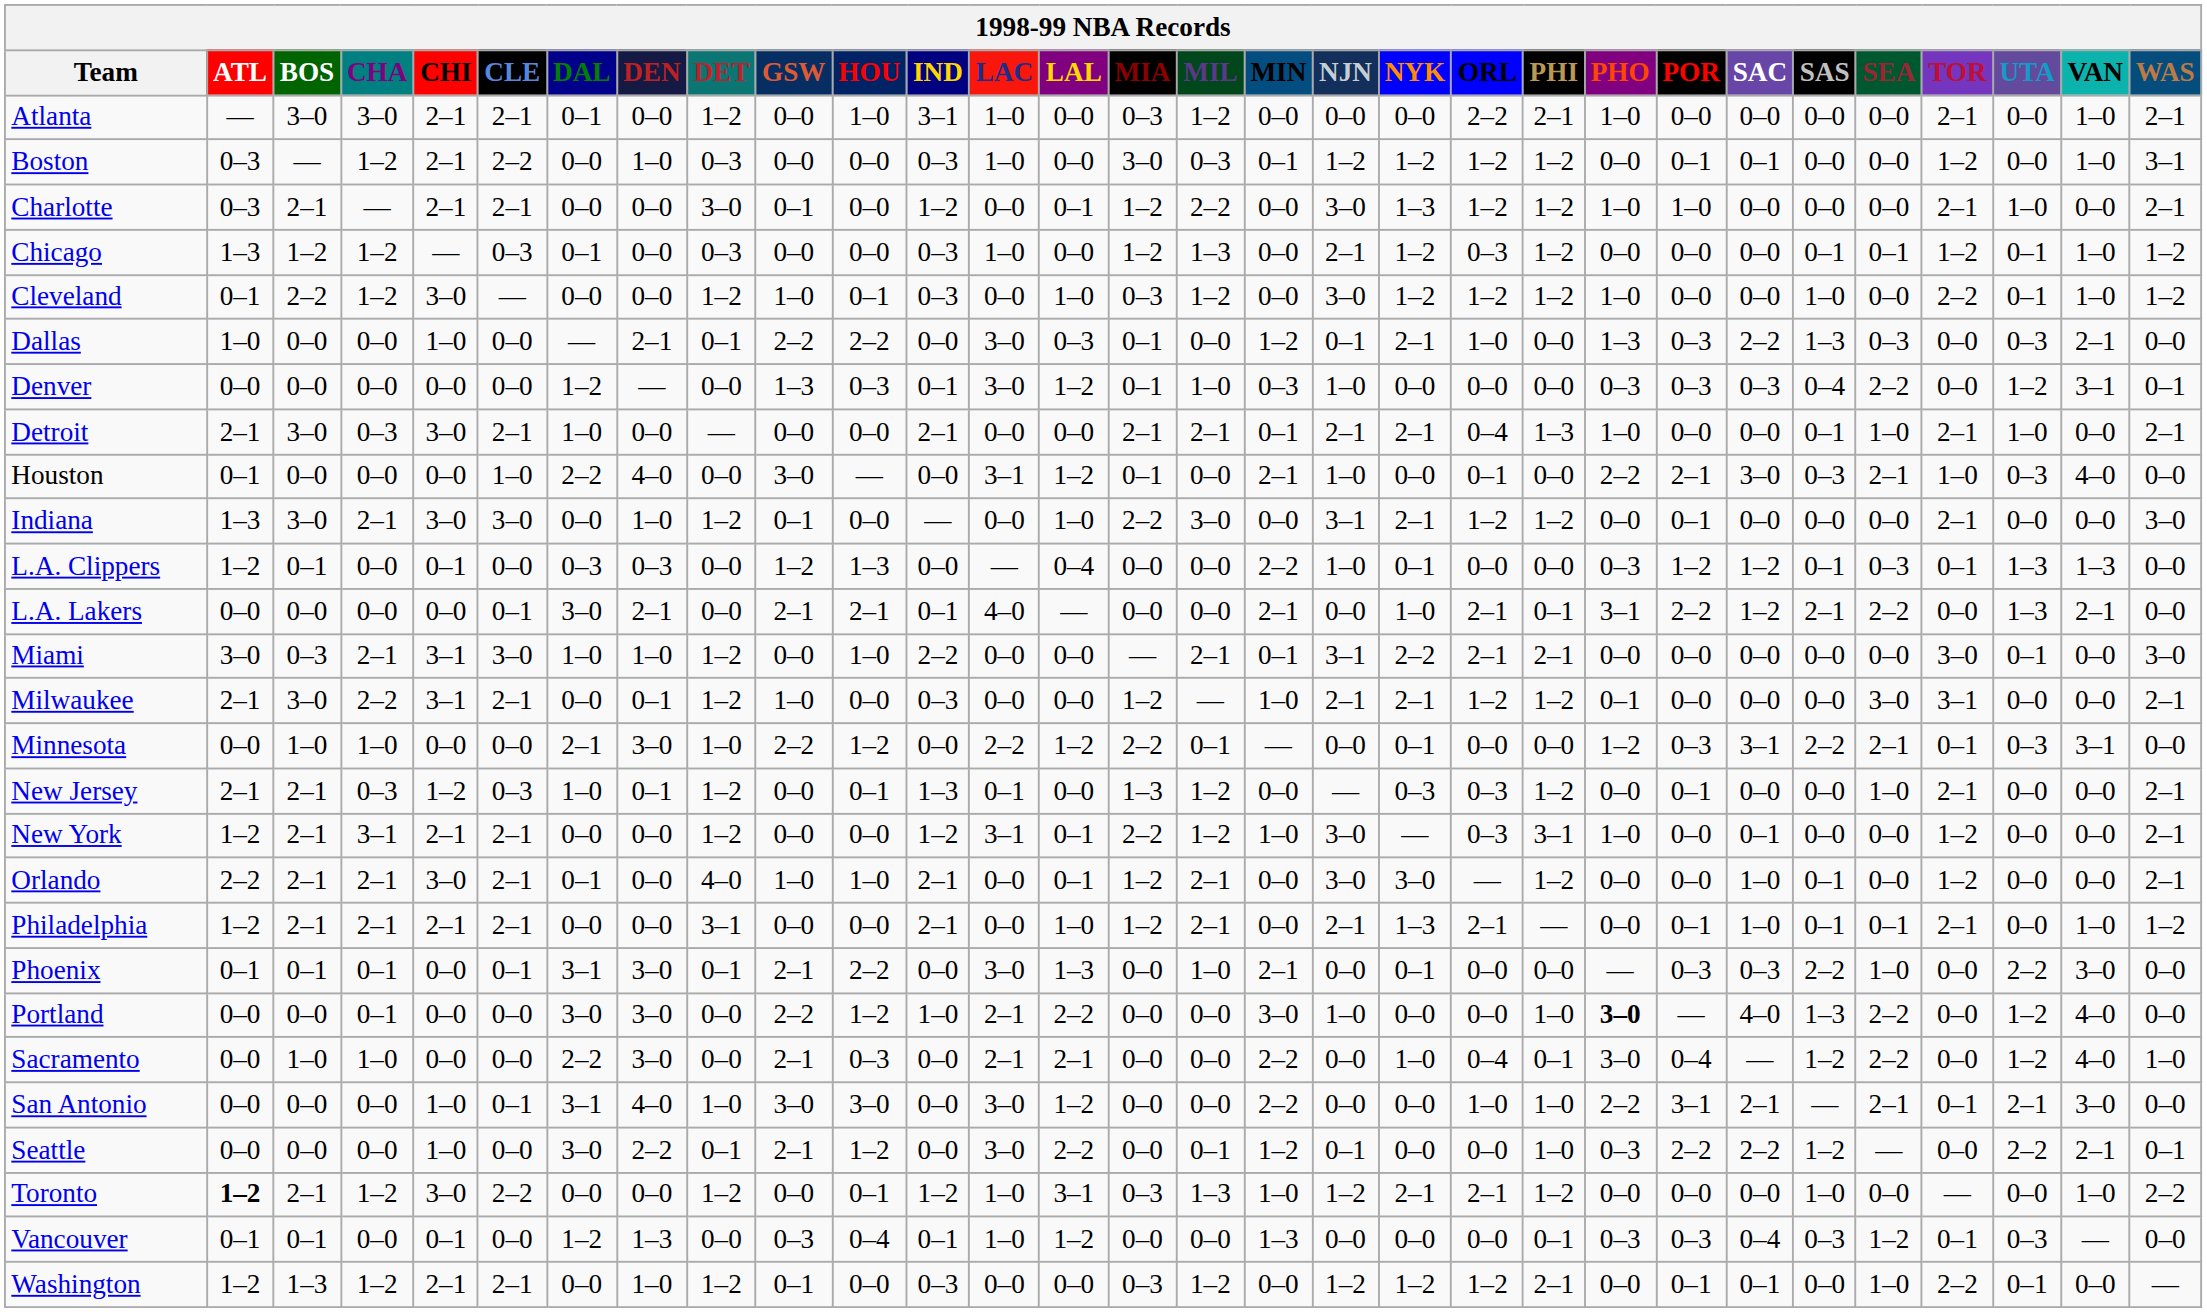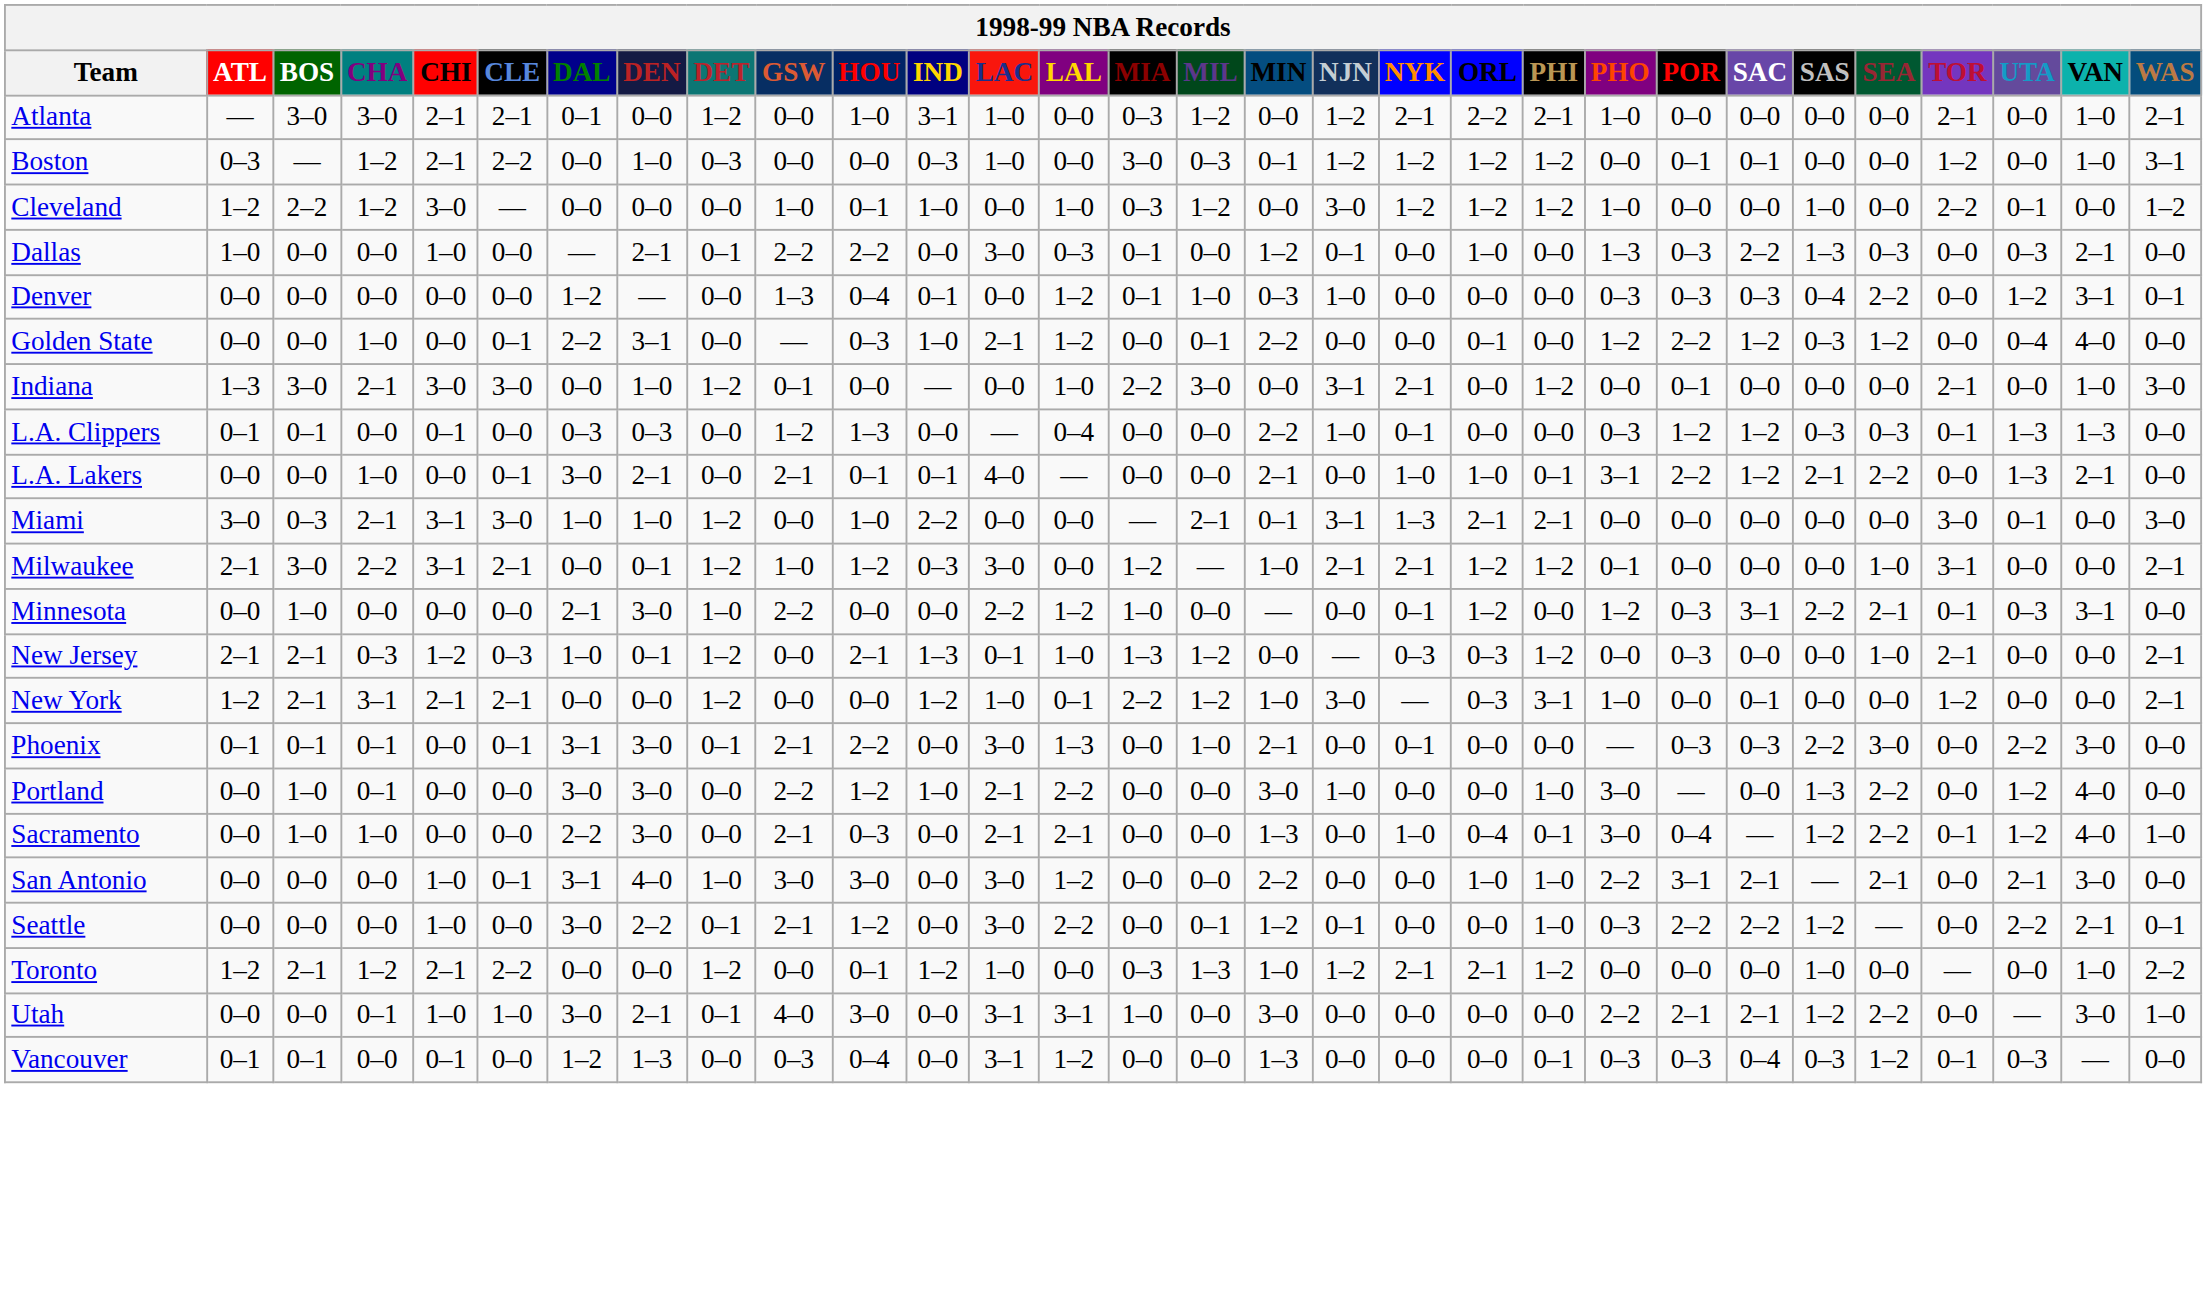(1345, 117) 0–0 -> (1345, 117) 1–2
(1415, 117) 0–0 -> (1415, 117) 2–1
- row: (62, 206)
- row: (57, 251)
(240, 296) 0–1 -> (240, 206) 1–2
(721, 296) 1–2 -> (721, 206) 0–0
(938, 296) 0–3 -> (938, 206) 1–0
(2095, 296) 1–0 -> (2095, 206) 0–0
(1415, 341) 2–1 -> (1415, 251) 0–0
(869, 386) 0–3 -> (869, 296) 0–4
(1004, 386) 3–0 -> (1004, 296) 0–0
- row: (50, 431)
+ row: (82, 341)
- row: (57, 476)
(1487, 521) 1–2 -> (1487, 386) 0–0
(2095, 521) 0–0 -> (2095, 386) 1–0
(240, 565) 1–2 -> (240, 431) 0–1
(1825, 565) 0–1 -> (1825, 431) 0–3
(377, 610) 0–0 -> (377, 476) 1–0
(869, 610) 2–1 -> (869, 476) 0–1
(1487, 610) 2–1 -> (1487, 476) 1–0
(1415, 655) 2–2 -> (1415, 521) 1–3
(869, 700) 0–0 -> (869, 565) 1–2
(1004, 700) 0–0 -> (1004, 565) 3–0
(1889, 700) 3–0 -> (1889, 565) 1–0
(377, 745) 1–0 -> (377, 610) 0–0
(869, 745) 1–2 -> (869, 610) 0–0
(1142, 745) 2–2 -> (1142, 610) 1–0
(1210, 745) 0–1 -> (1210, 610) 0–0
(1487, 745) 0–0 -> (1487, 610) 1–2
(869, 790) 0–1 -> (869, 655) 2–1
(1074, 790) 0–0 -> (1074, 655) 1–0
(1691, 790) 0–1 -> (1691, 655) 0–3
(1004, 835) 3–1 -> (1004, 700) 1–0
- row: (56, 880)
- row: (79, 925)
(1889, 969) 1–0 -> (1889, 745) 3–0
(307, 1014) 0–0 -> (307, 790) 1–0
(1620, 1014) bold -> (1620, 790) normal
(1760, 1014) 4–0 -> (1760, 790) 0–0
(1278, 1059) 2–2 -> (1278, 835) 1–3
(1957, 1059) 0–0 -> (1957, 835) 0–1
(1957, 1104) 0–1 -> (1957, 880) 0–0
(240, 1194) bold -> (240, 969) normal
(446, 1194) 3–0 -> (446, 969) 2–1
(1074, 1194) 3–1 -> (1074, 969) 0–0
+ row: (38, 1014)
(938, 1239) 0–1 -> (938, 1059) 0–0
(1004, 1239) 1–0 -> (1004, 1059) 3–1
- row: (76, 1284)
